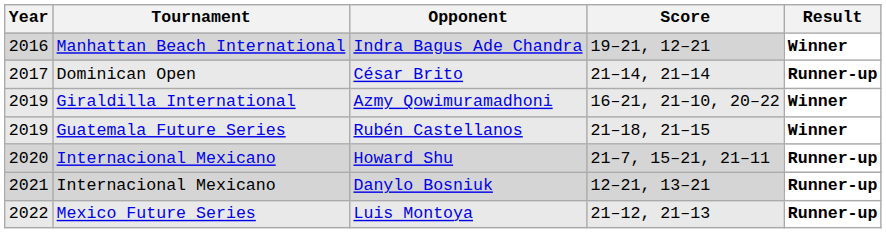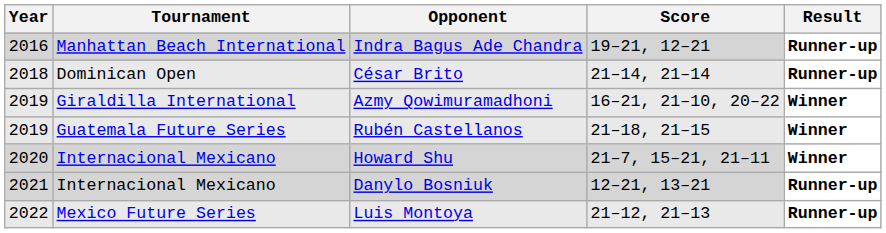(818, 46) Winner -> (833, 46) Runner-up
(29, 74) 2017 -> (29, 74) 2018
(833, 158) Runner-up -> (818, 158) Winner
